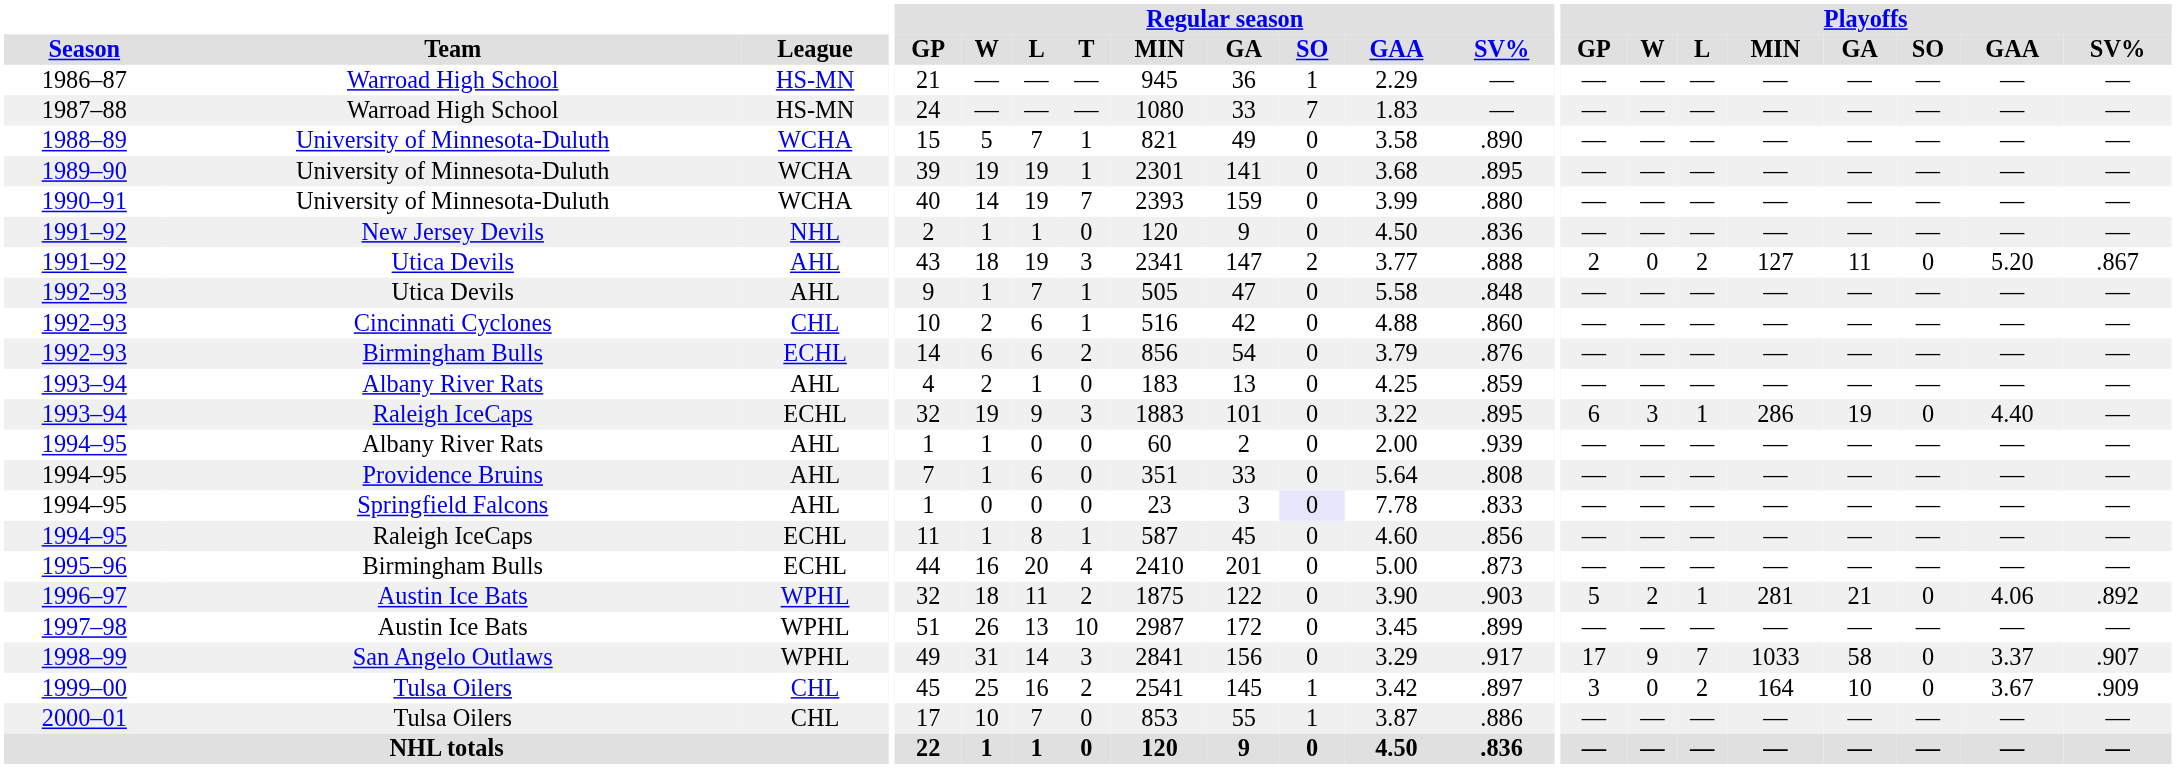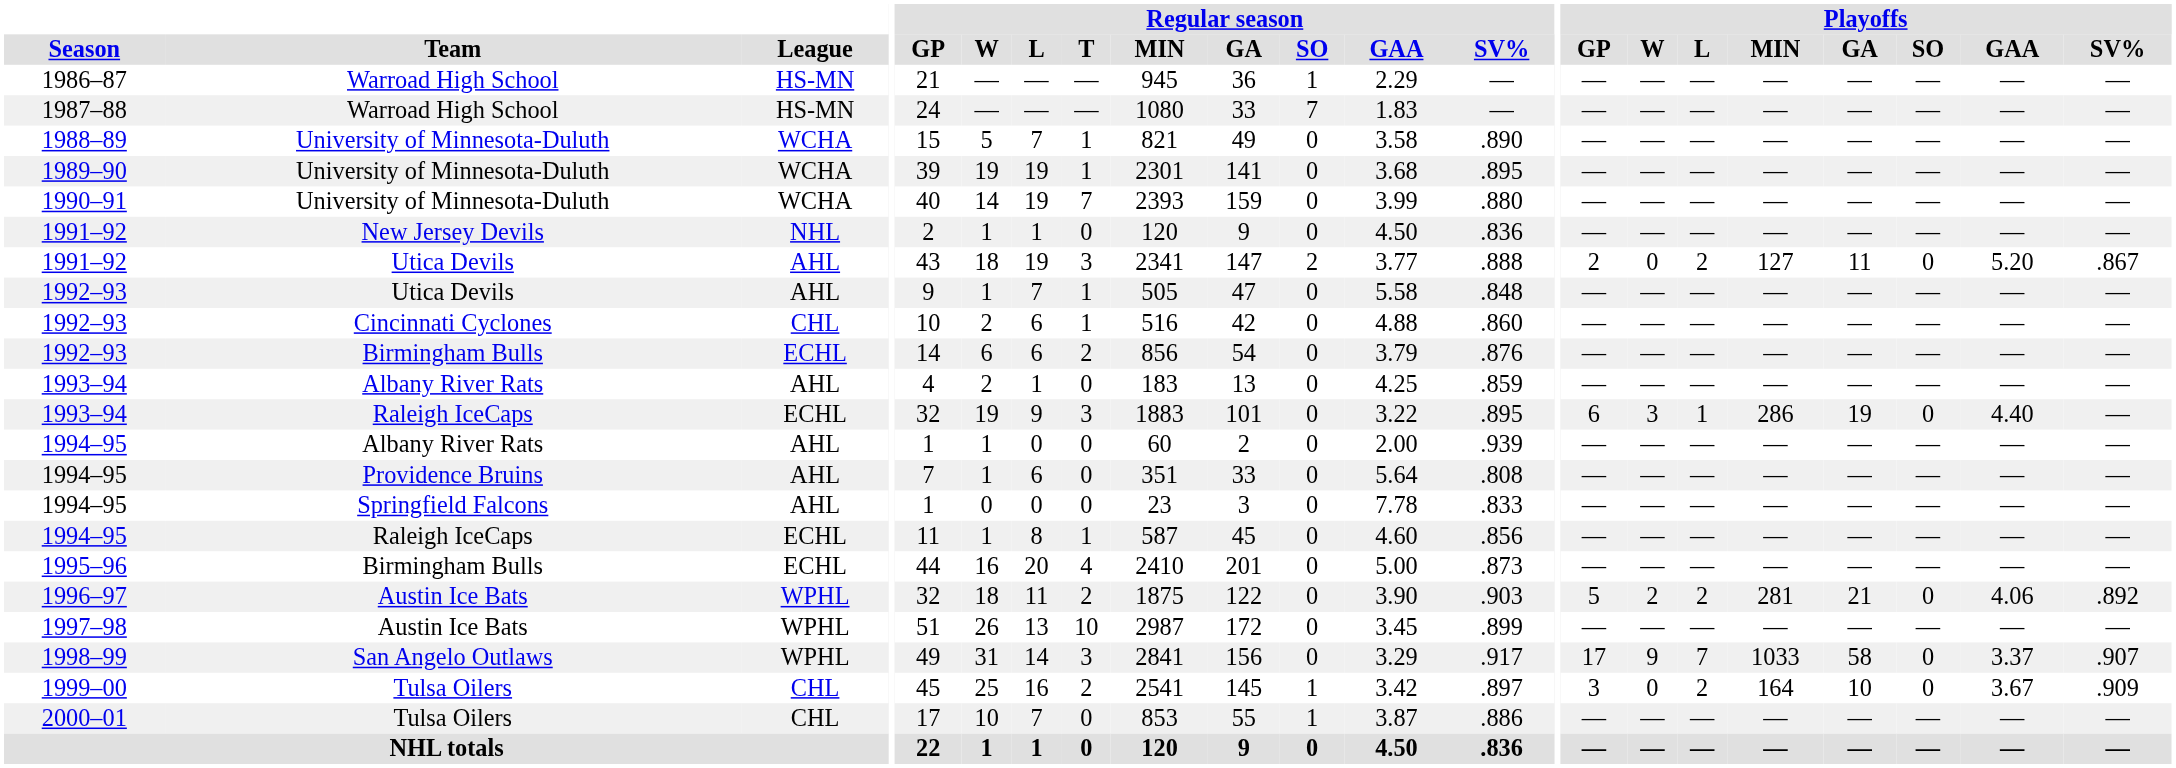(1312, 505) lavender background -> (1312, 505) no background
(1702, 596) 1 -> (1702, 596) 2
